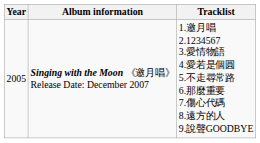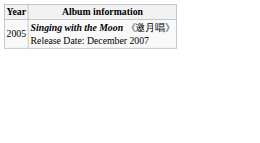- column: (216, 12)
